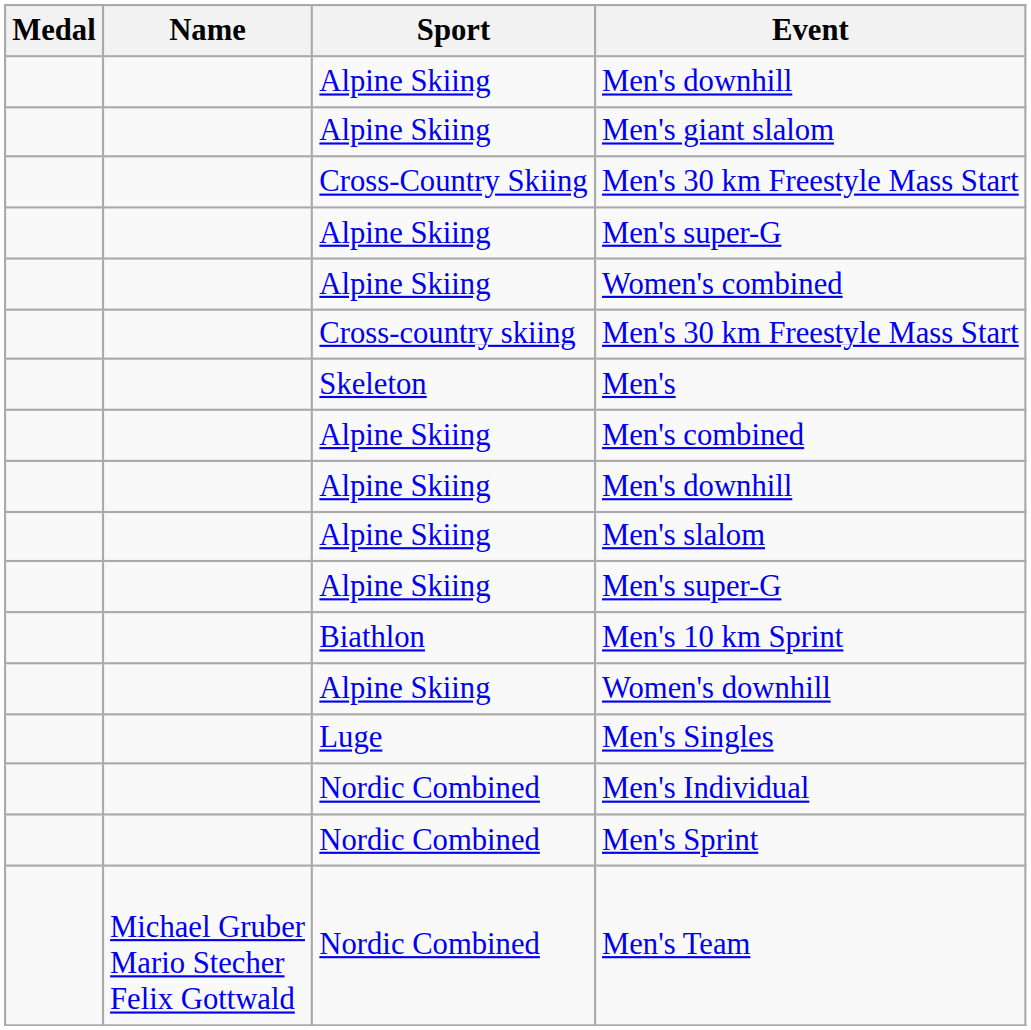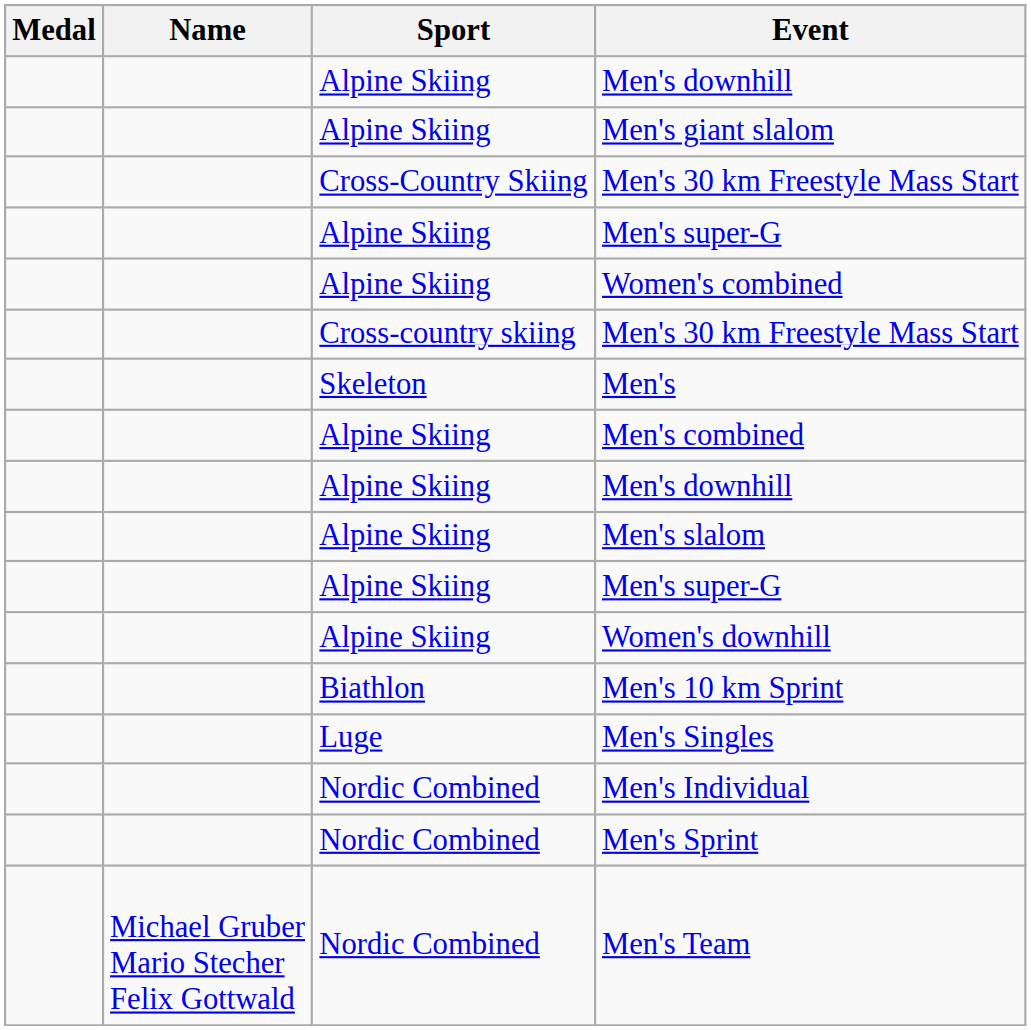rows swapped: (405, 687) <-> (372, 637)
